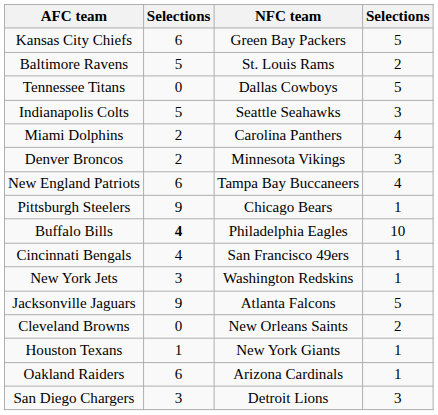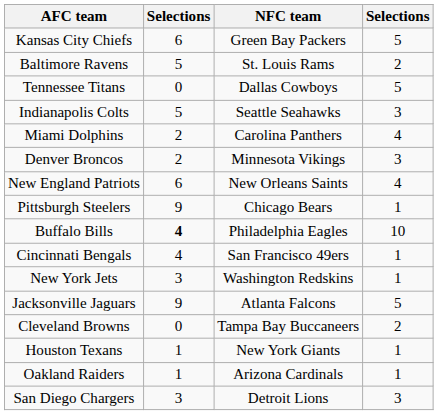(288, 183) Tampa Bay Buccaneers -> (288, 183) New Orleans Saints
(288, 326) New Orleans Saints -> (288, 326) Tampa Bay Buccaneers
(179, 374) 6 -> (179, 374) 1
